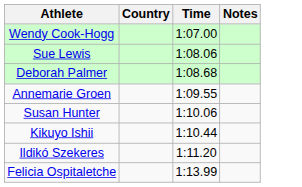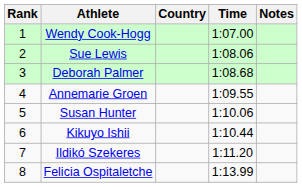+ column: (23, 14)
